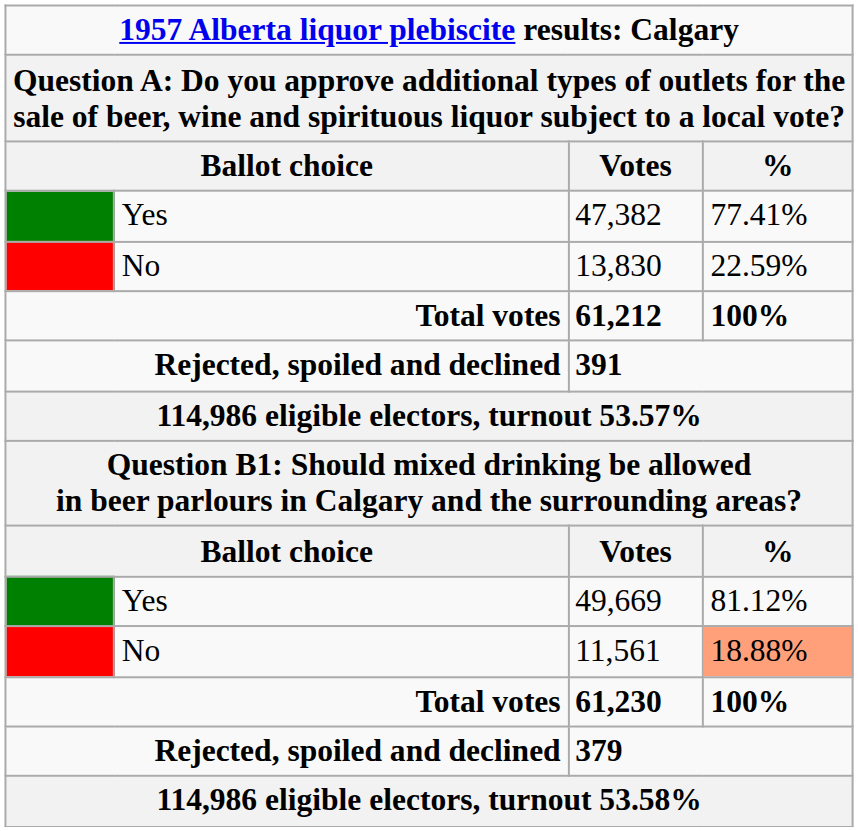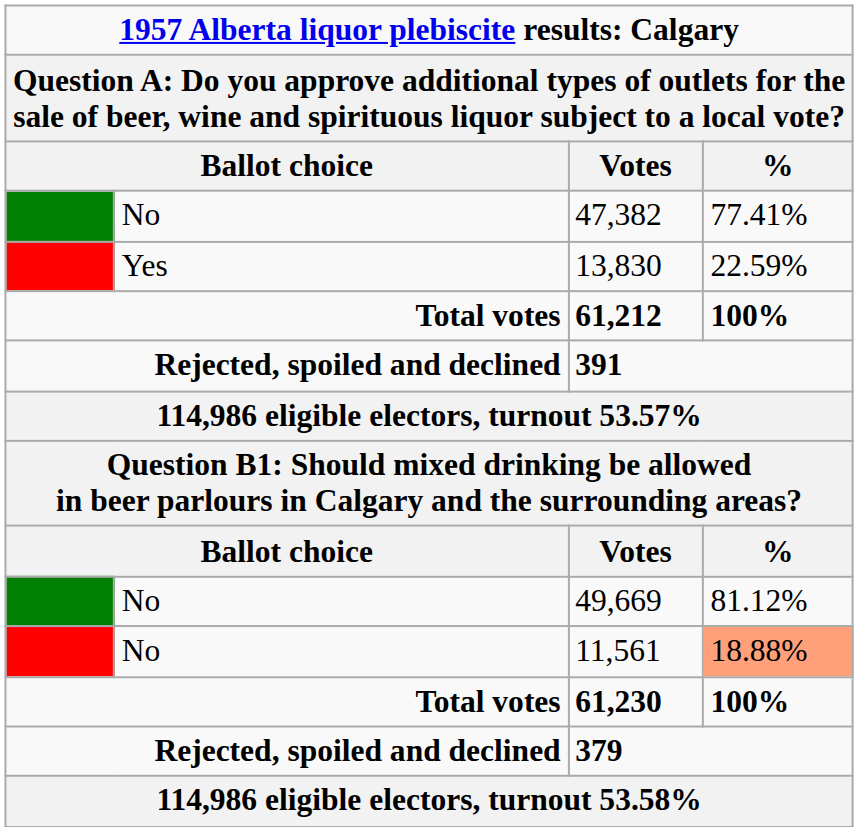(145, 215) Yes -> (141, 215) No
(141, 265) No -> (145, 265) Yes
(145, 600) Yes -> (141, 600) No
